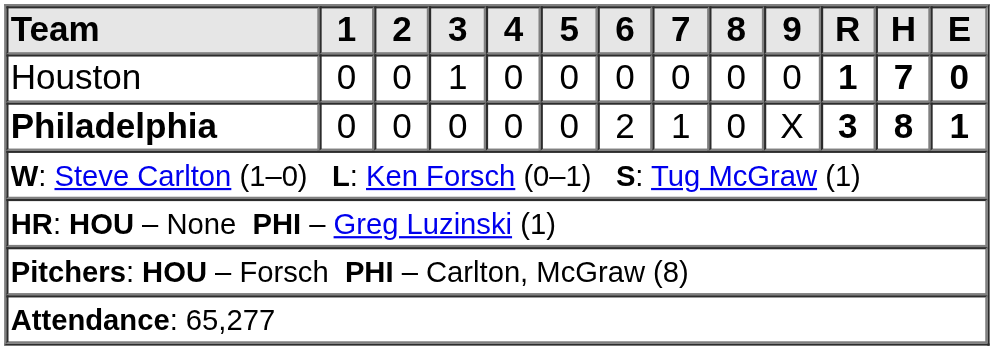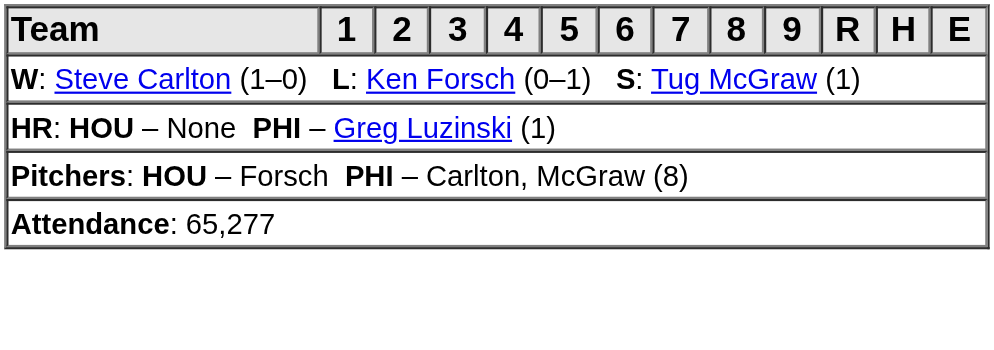- row: (76, 77)
- row: (114, 126)
